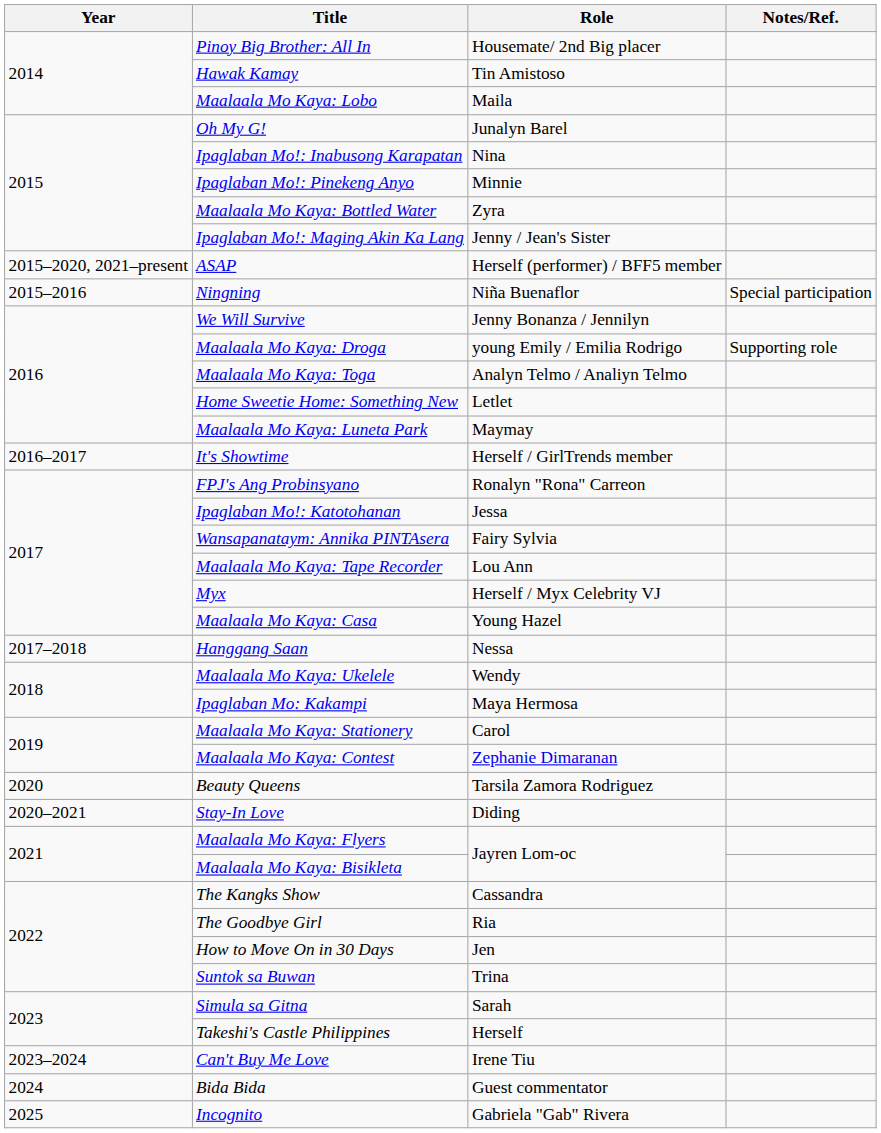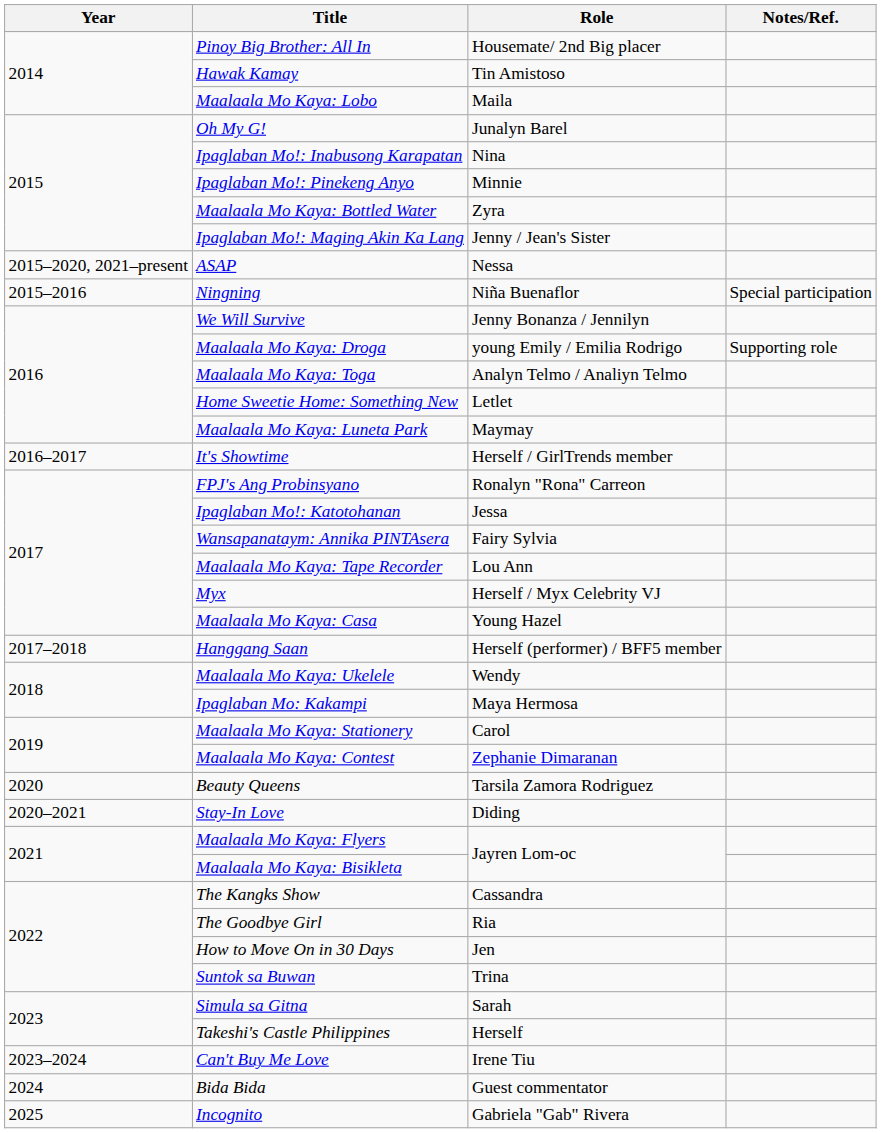(597, 264) Herself (performer) / BFF5 member -> (493, 264) Nessa
(493, 648) Nessa -> (597, 648) Herself (performer) / BFF5 member
